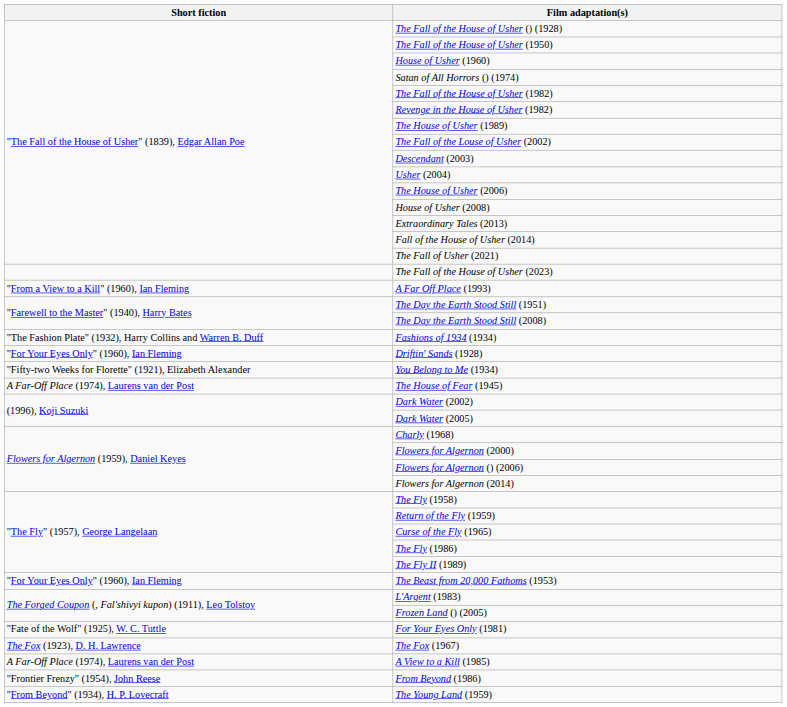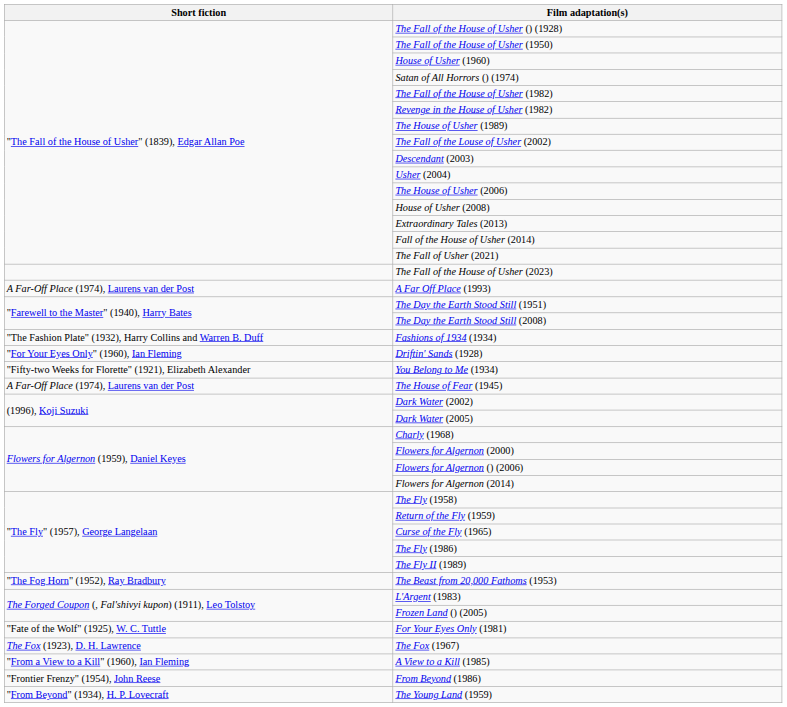(98, 288) "From a View to a Kill" (1960), Ian Fleming -> (100, 288) A Far-Off Place (1974), Laurens van der Post
(94, 581) "For Your Eyes Only" (1960), Ian Fleming -> (86, 581) "The Fog Horn" (1952), Ray Bradbury
(100, 662) A Far-Off Place (1974), Laurens van der Post -> (98, 662) "From a View to a Kill" (1960), Ian Fleming
